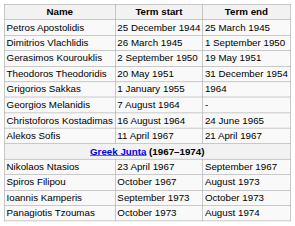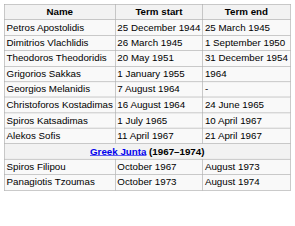- row: (54, 58)
+ row: (47, 120)
- row: (43, 167)
- row: (44, 197)
